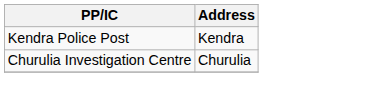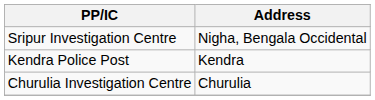+ row: (92, 38)
